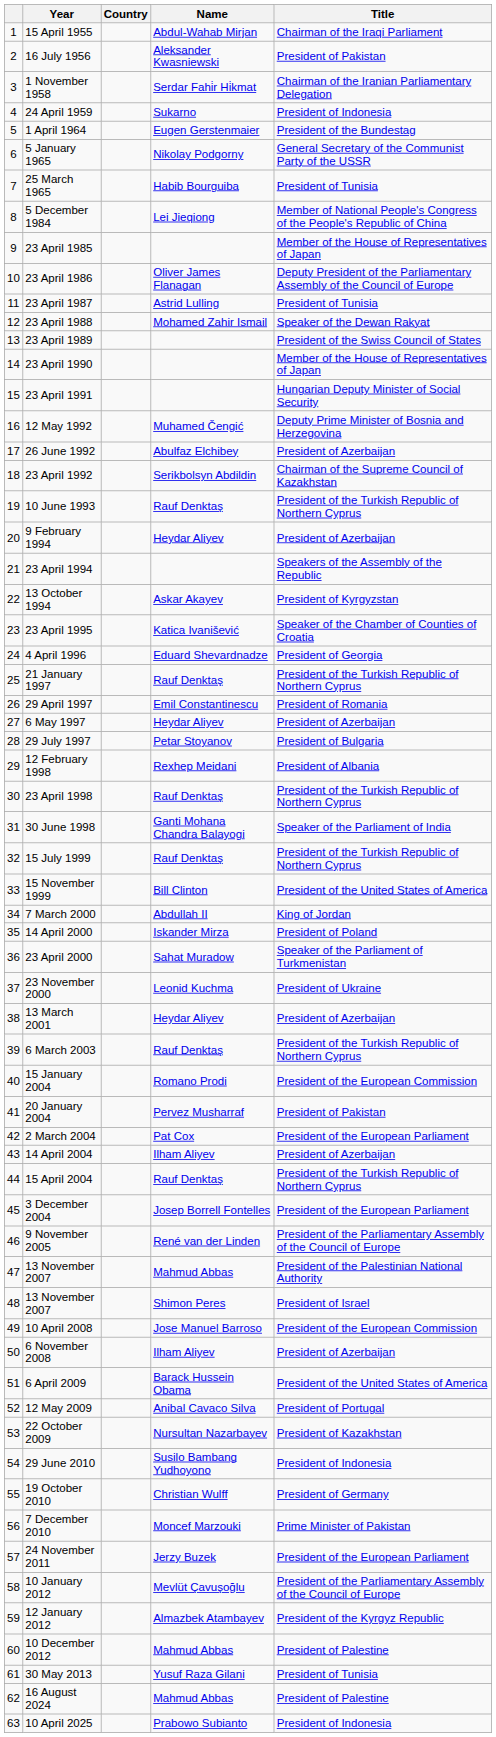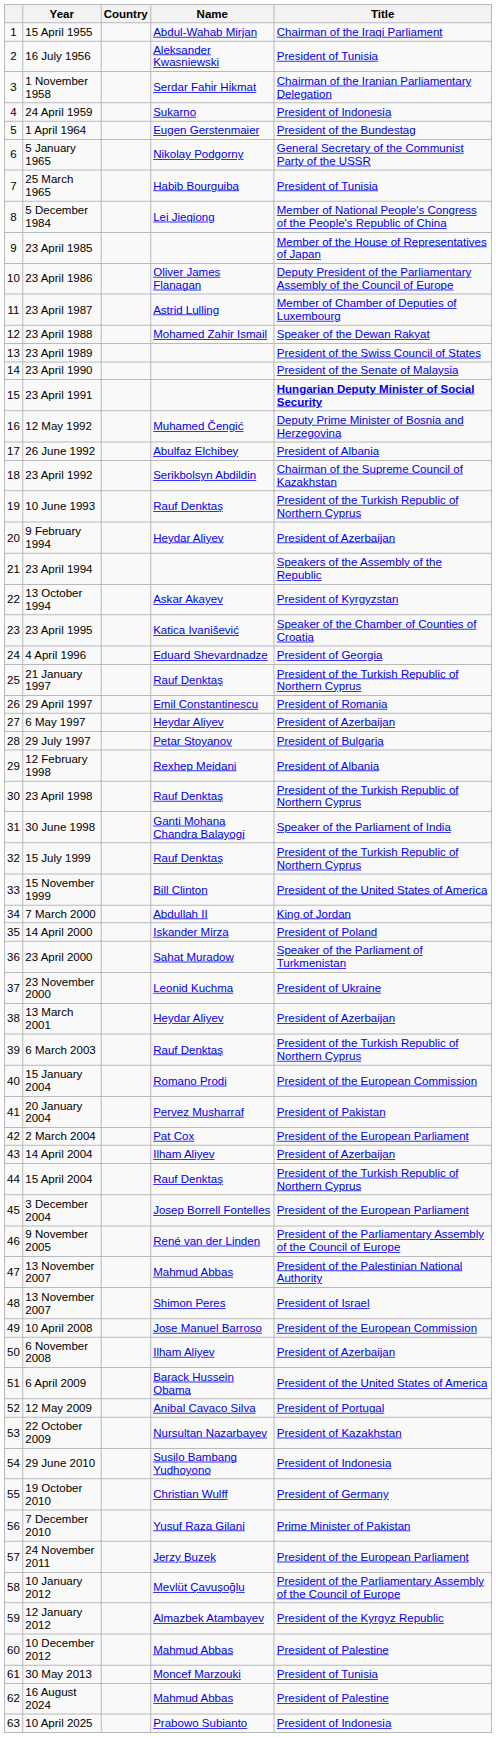(331, 57) President of Pakistan -> (327, 57) President of Tunisia
(327, 304) President of Tunisia -> (367, 310) Member of Chamber of Deputies of Luxembourg
(382, 365) Member of the House of Representatives of Japan -> (368, 371) President of the Senate of Malaysia
(369, 396) normal -> (376, 396) bold
(336, 451) President of Azerbaijan -> (328, 451) President of Albania
(197, 1526) Moncef Marzouki -> (199, 1526) Yusuf Raza Gilani
(199, 1674) Yusuf Raza Gilani -> (197, 1674) Moncef Marzouki
